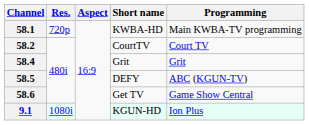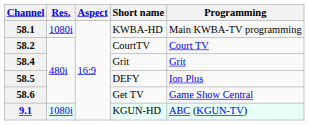(59, 29) 720p -> (61, 29) 1080i
(208, 78) ABC (KGUN-TV) -> (186, 78) Ion Plus
(186, 111) Ion Plus -> (208, 111) ABC (KGUN-TV)
